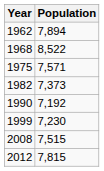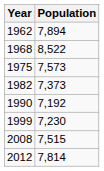(52, 67) 7,571 -> (52, 67) 7,573
(52, 157) 7,815 -> (52, 157) 7,814
